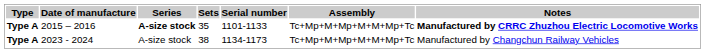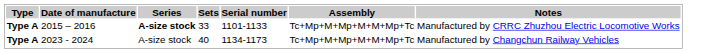(204, 26) 35 -> (204, 26) 33
(558, 26) bold -> (548, 26) normal
(204, 39) 38 -> (204, 39) 40
